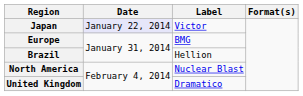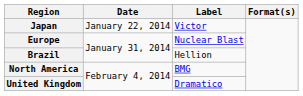(128, 26) lavender background -> (128, 26) no background
(183, 40) BMG -> (209, 40) Nuclear Blast
(209, 69) Nuclear Blast -> (183, 69) BMG
